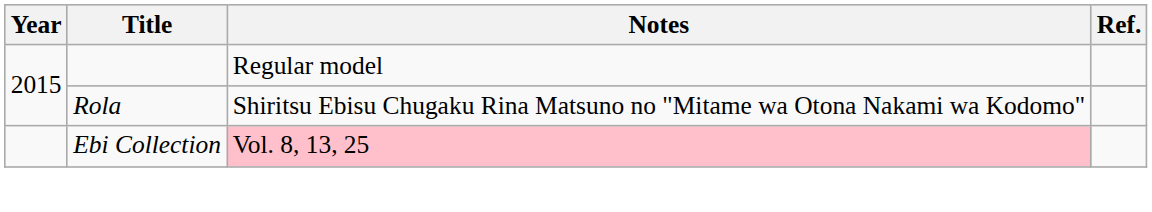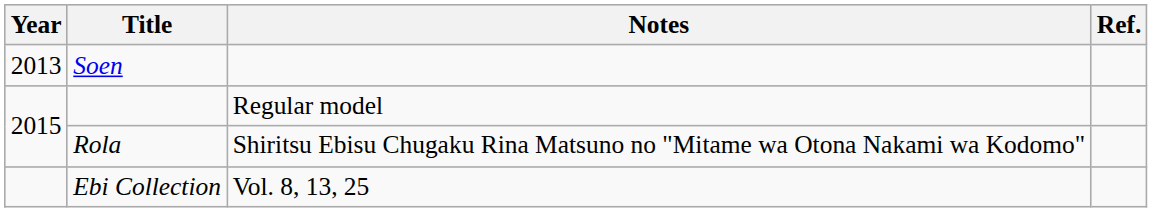+ row: (98, 65)
(301, 145) pink background -> (301, 186) no background
